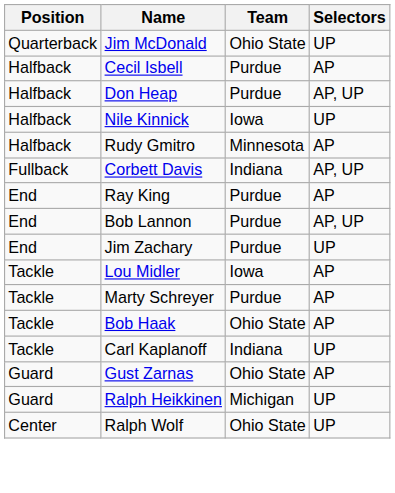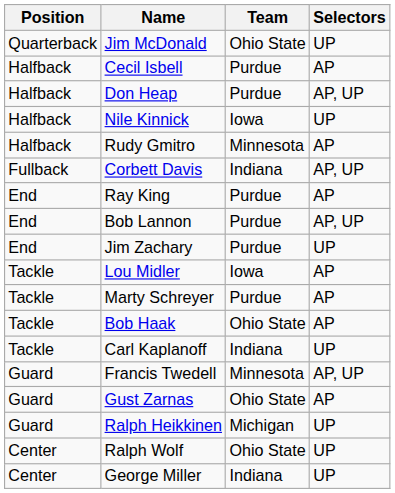+ row: (160, 374)
+ row: (153, 476)
